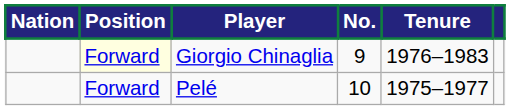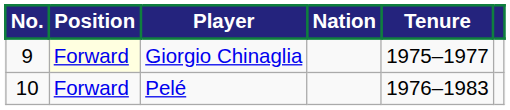columns swapped: (360, 22) <-> (42, 22)
(437, 55) 1976–1983 -> (437, 55) 1975–1977
(437, 88) 1975–1977 -> (437, 88) 1976–1983
